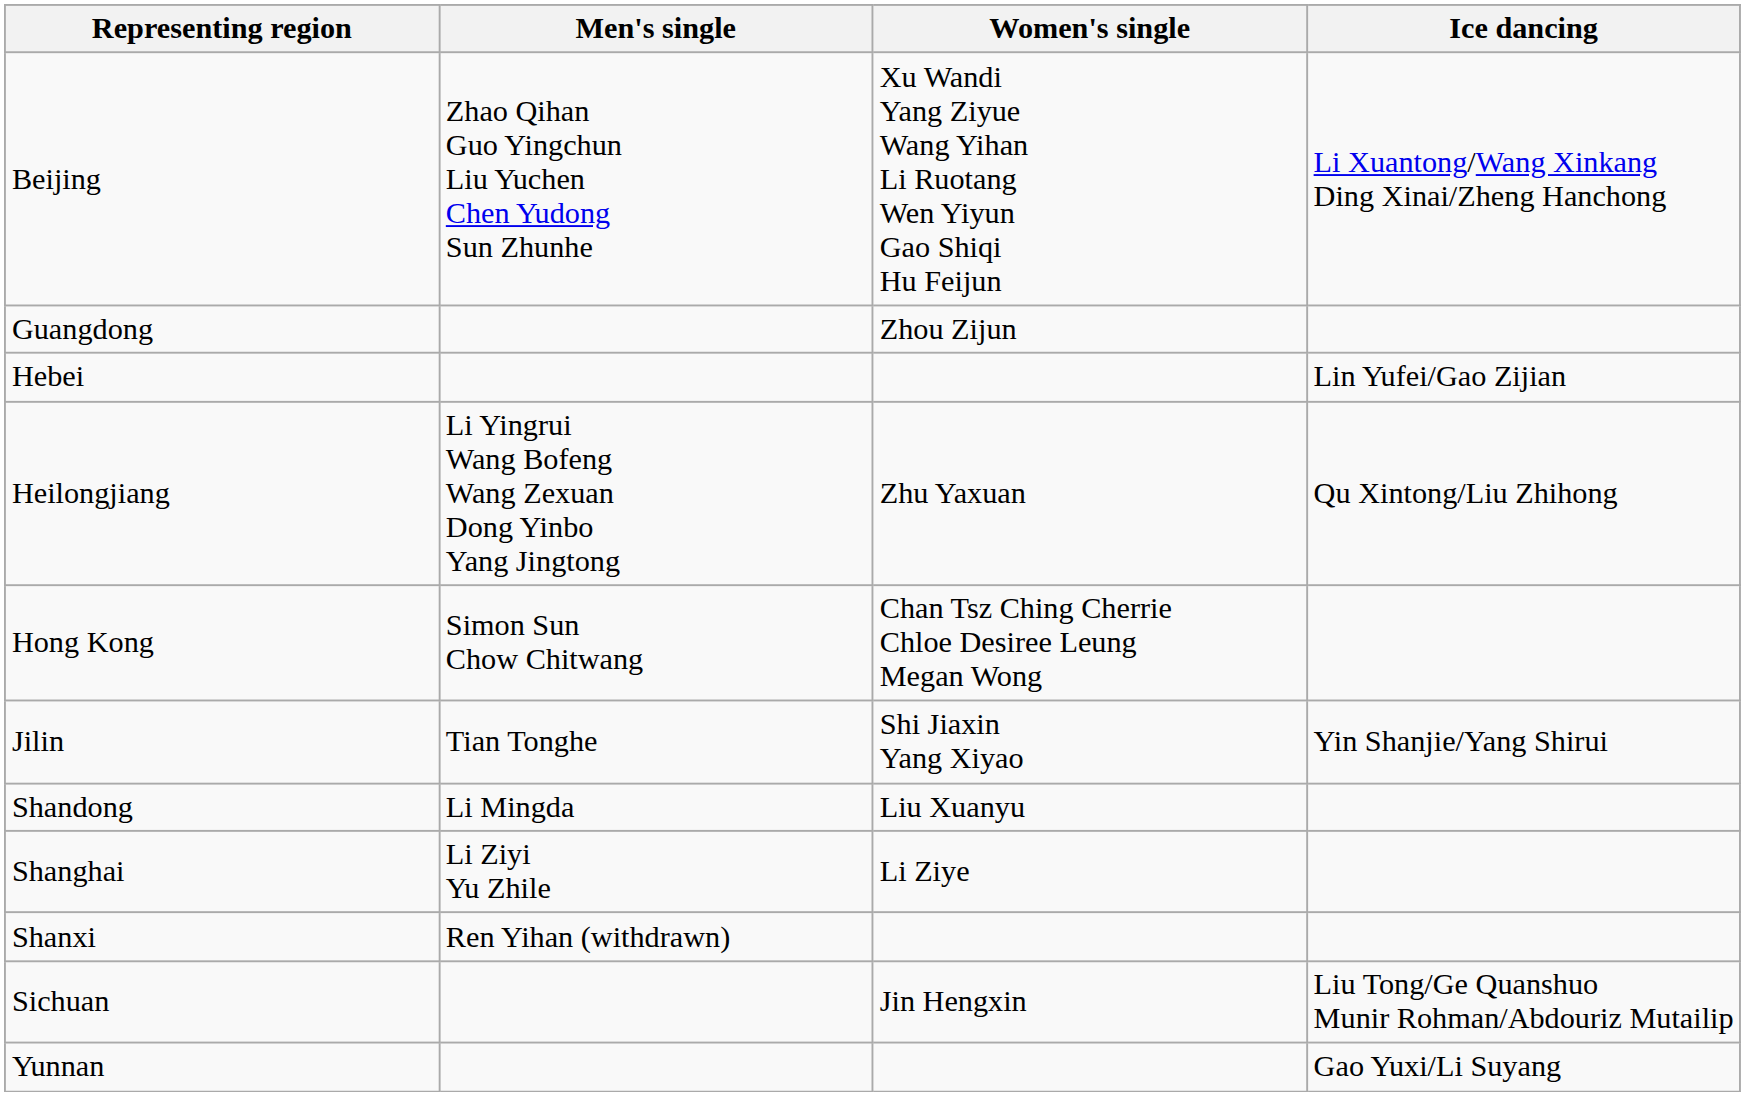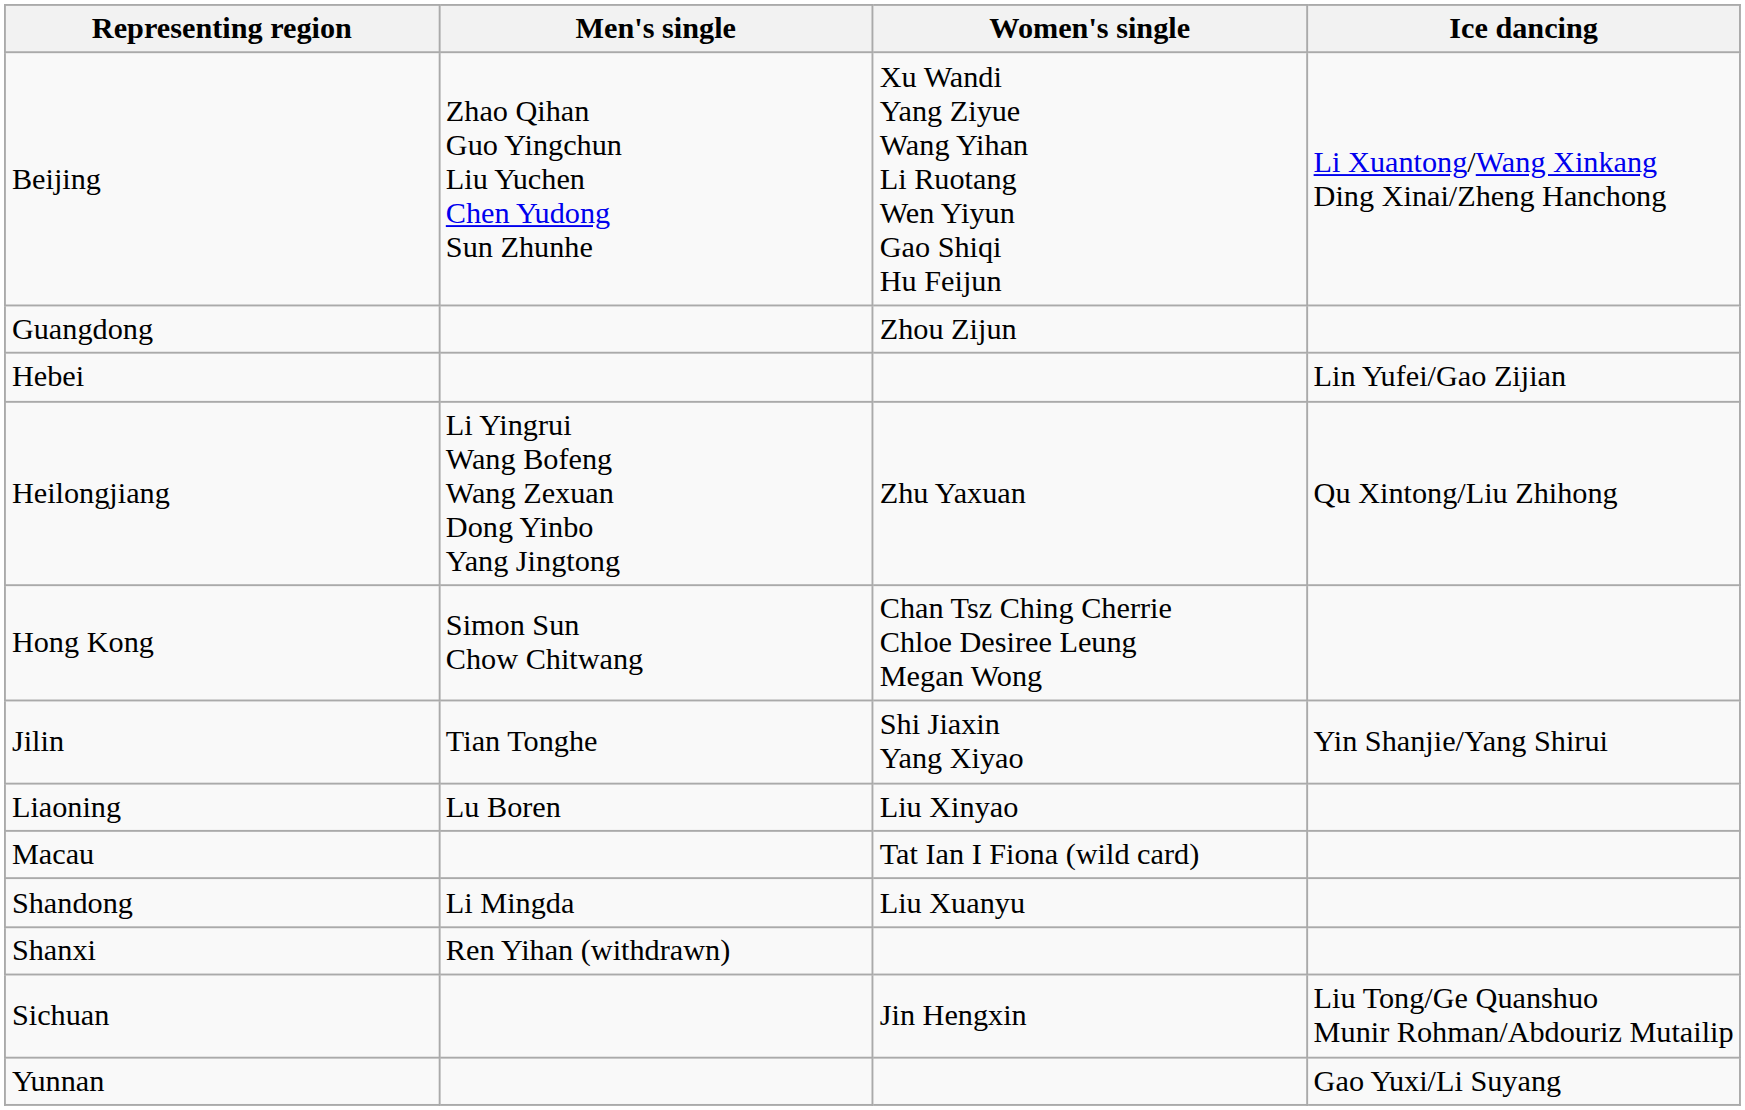+ row: (67, 806)
+ row: (53, 854)
- row: (68, 871)
